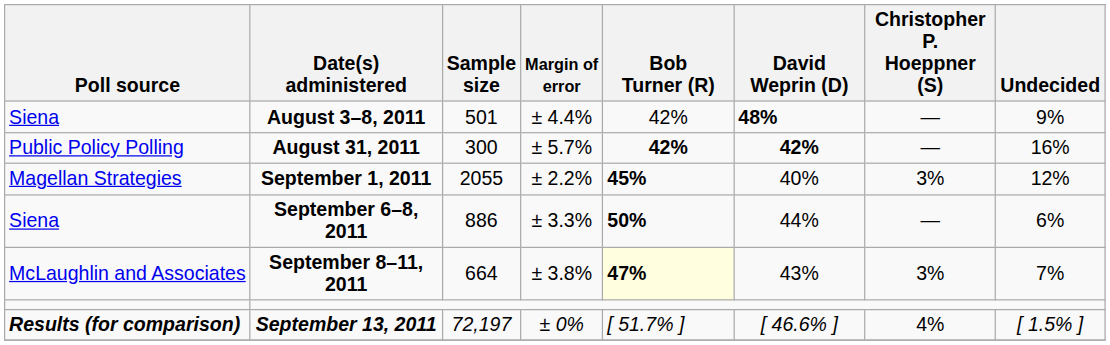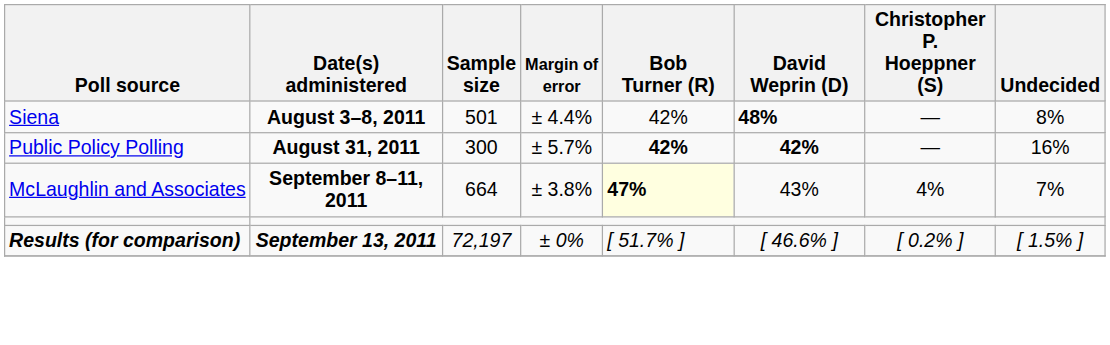(1050, 116) 9% -> (1050, 116) 8%
- row: (346, 178)
- row: (346, 220)
(930, 273) 3% -> (930, 189) 4%
(930, 324) 4% -> (930, 240) [ 0.2% ]
